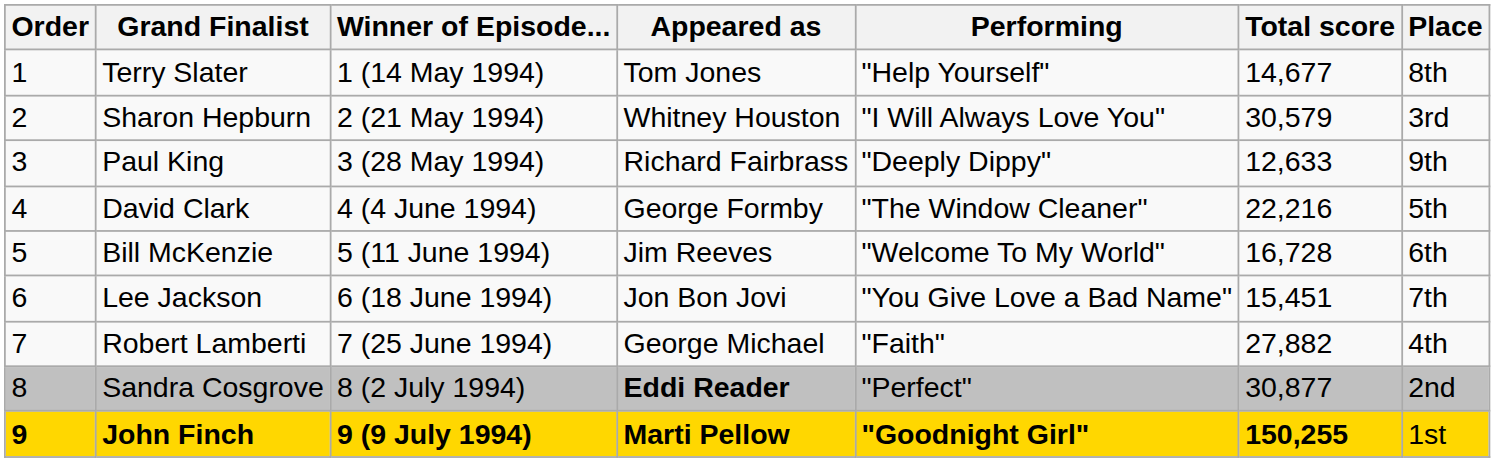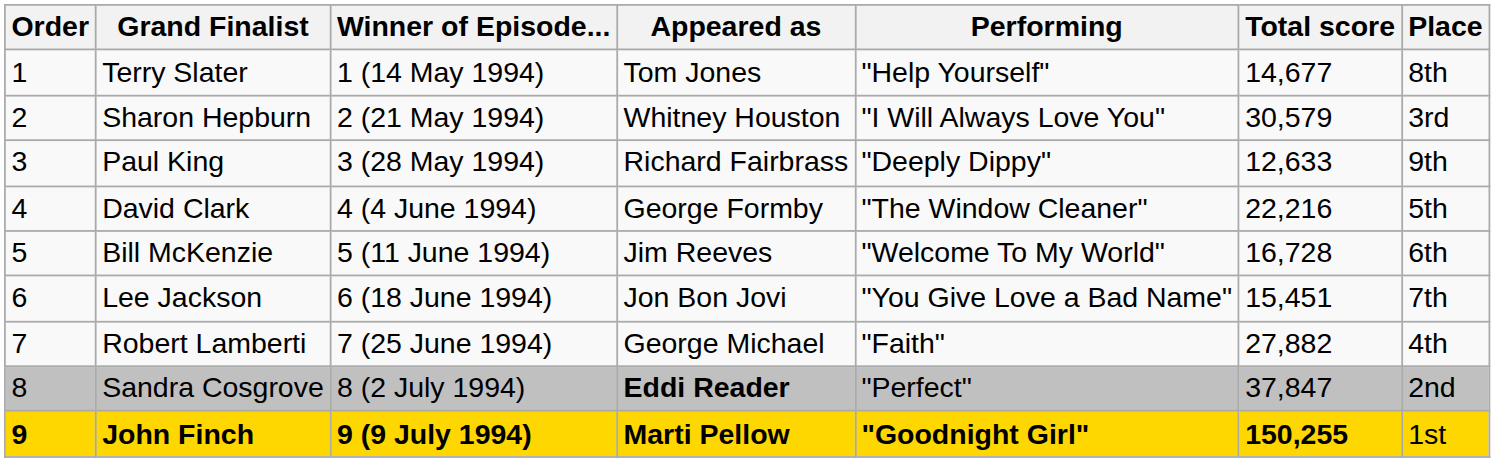(1289, 388) 30,877 -> (1289, 388) 37,847
